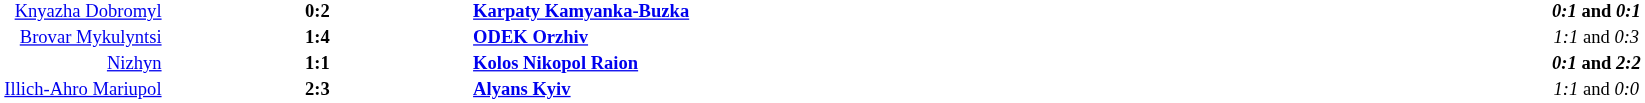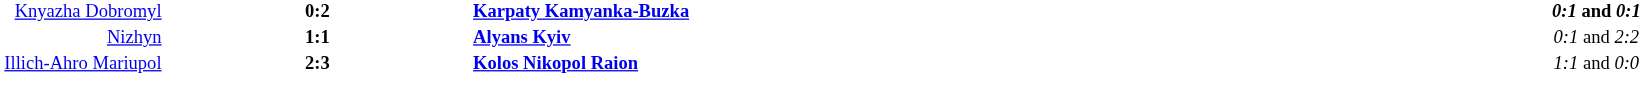- row: (91, 37)
(556, 62) Kolos Nikopol Raion -> (522, 37) Alyans Kyiv
(1596, 62) bold -> (1596, 37) normal
(522, 88) Alyans Kyiv -> (556, 62) Kolos Nikopol Raion
